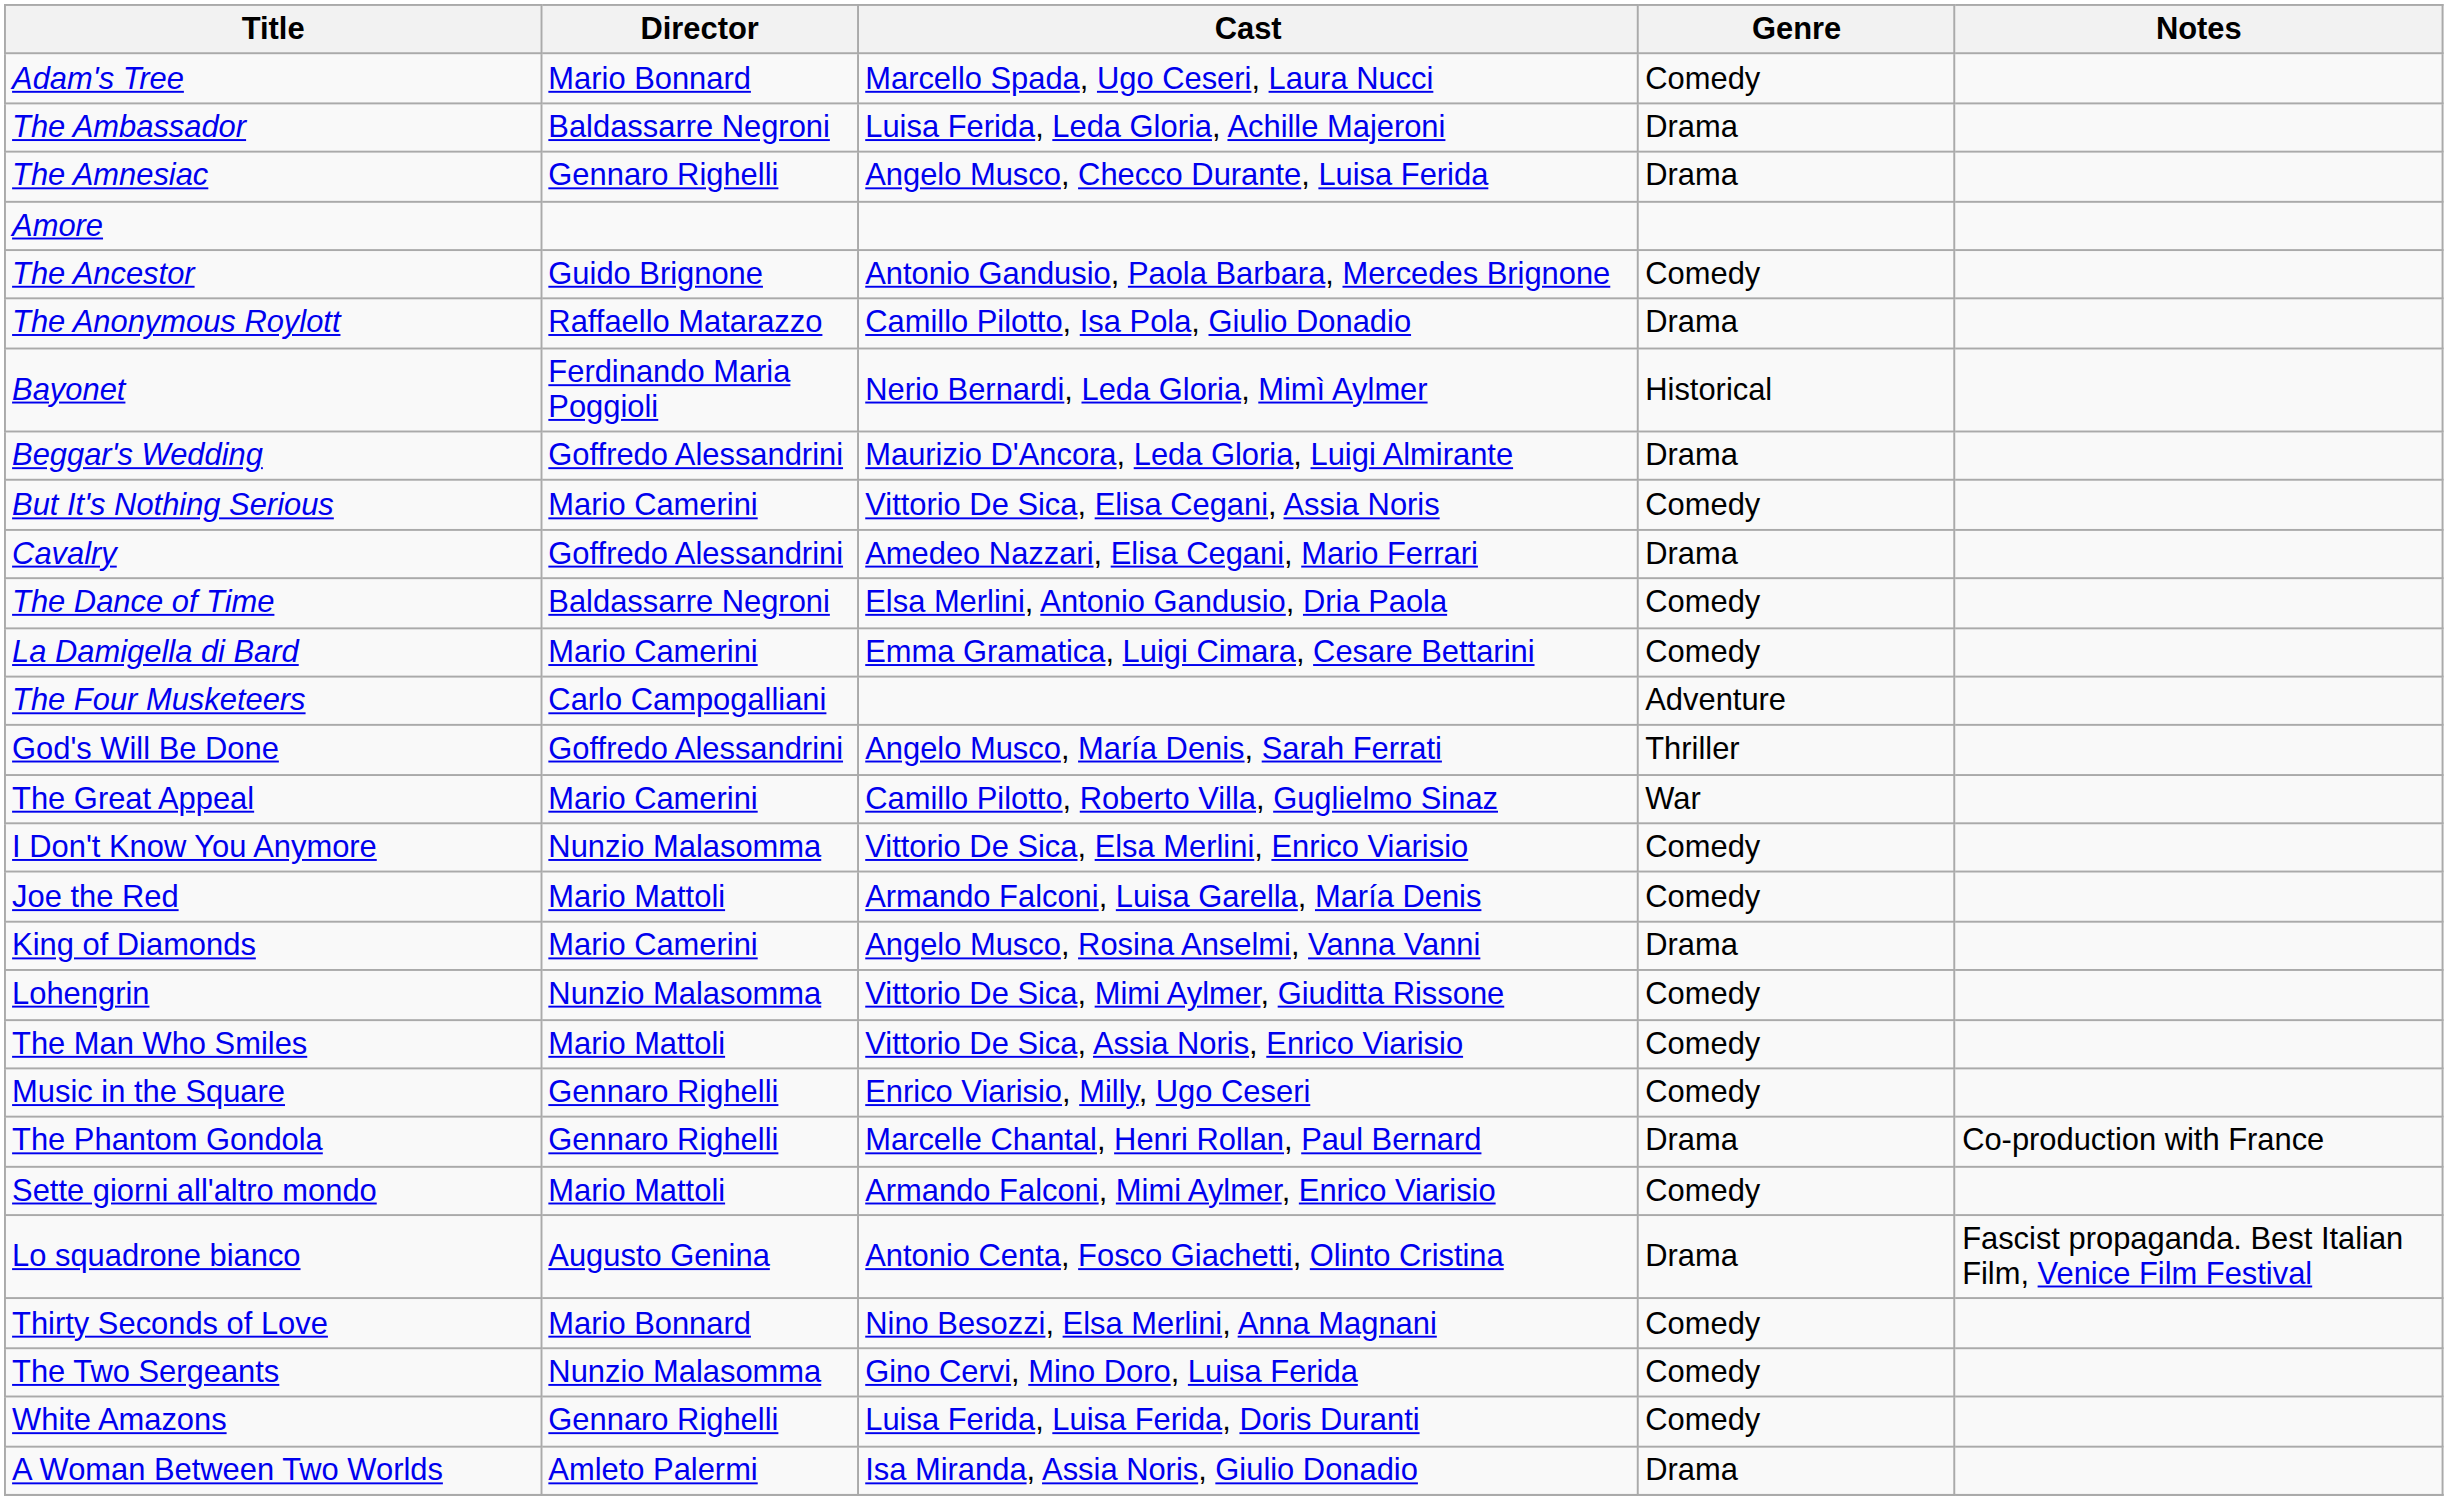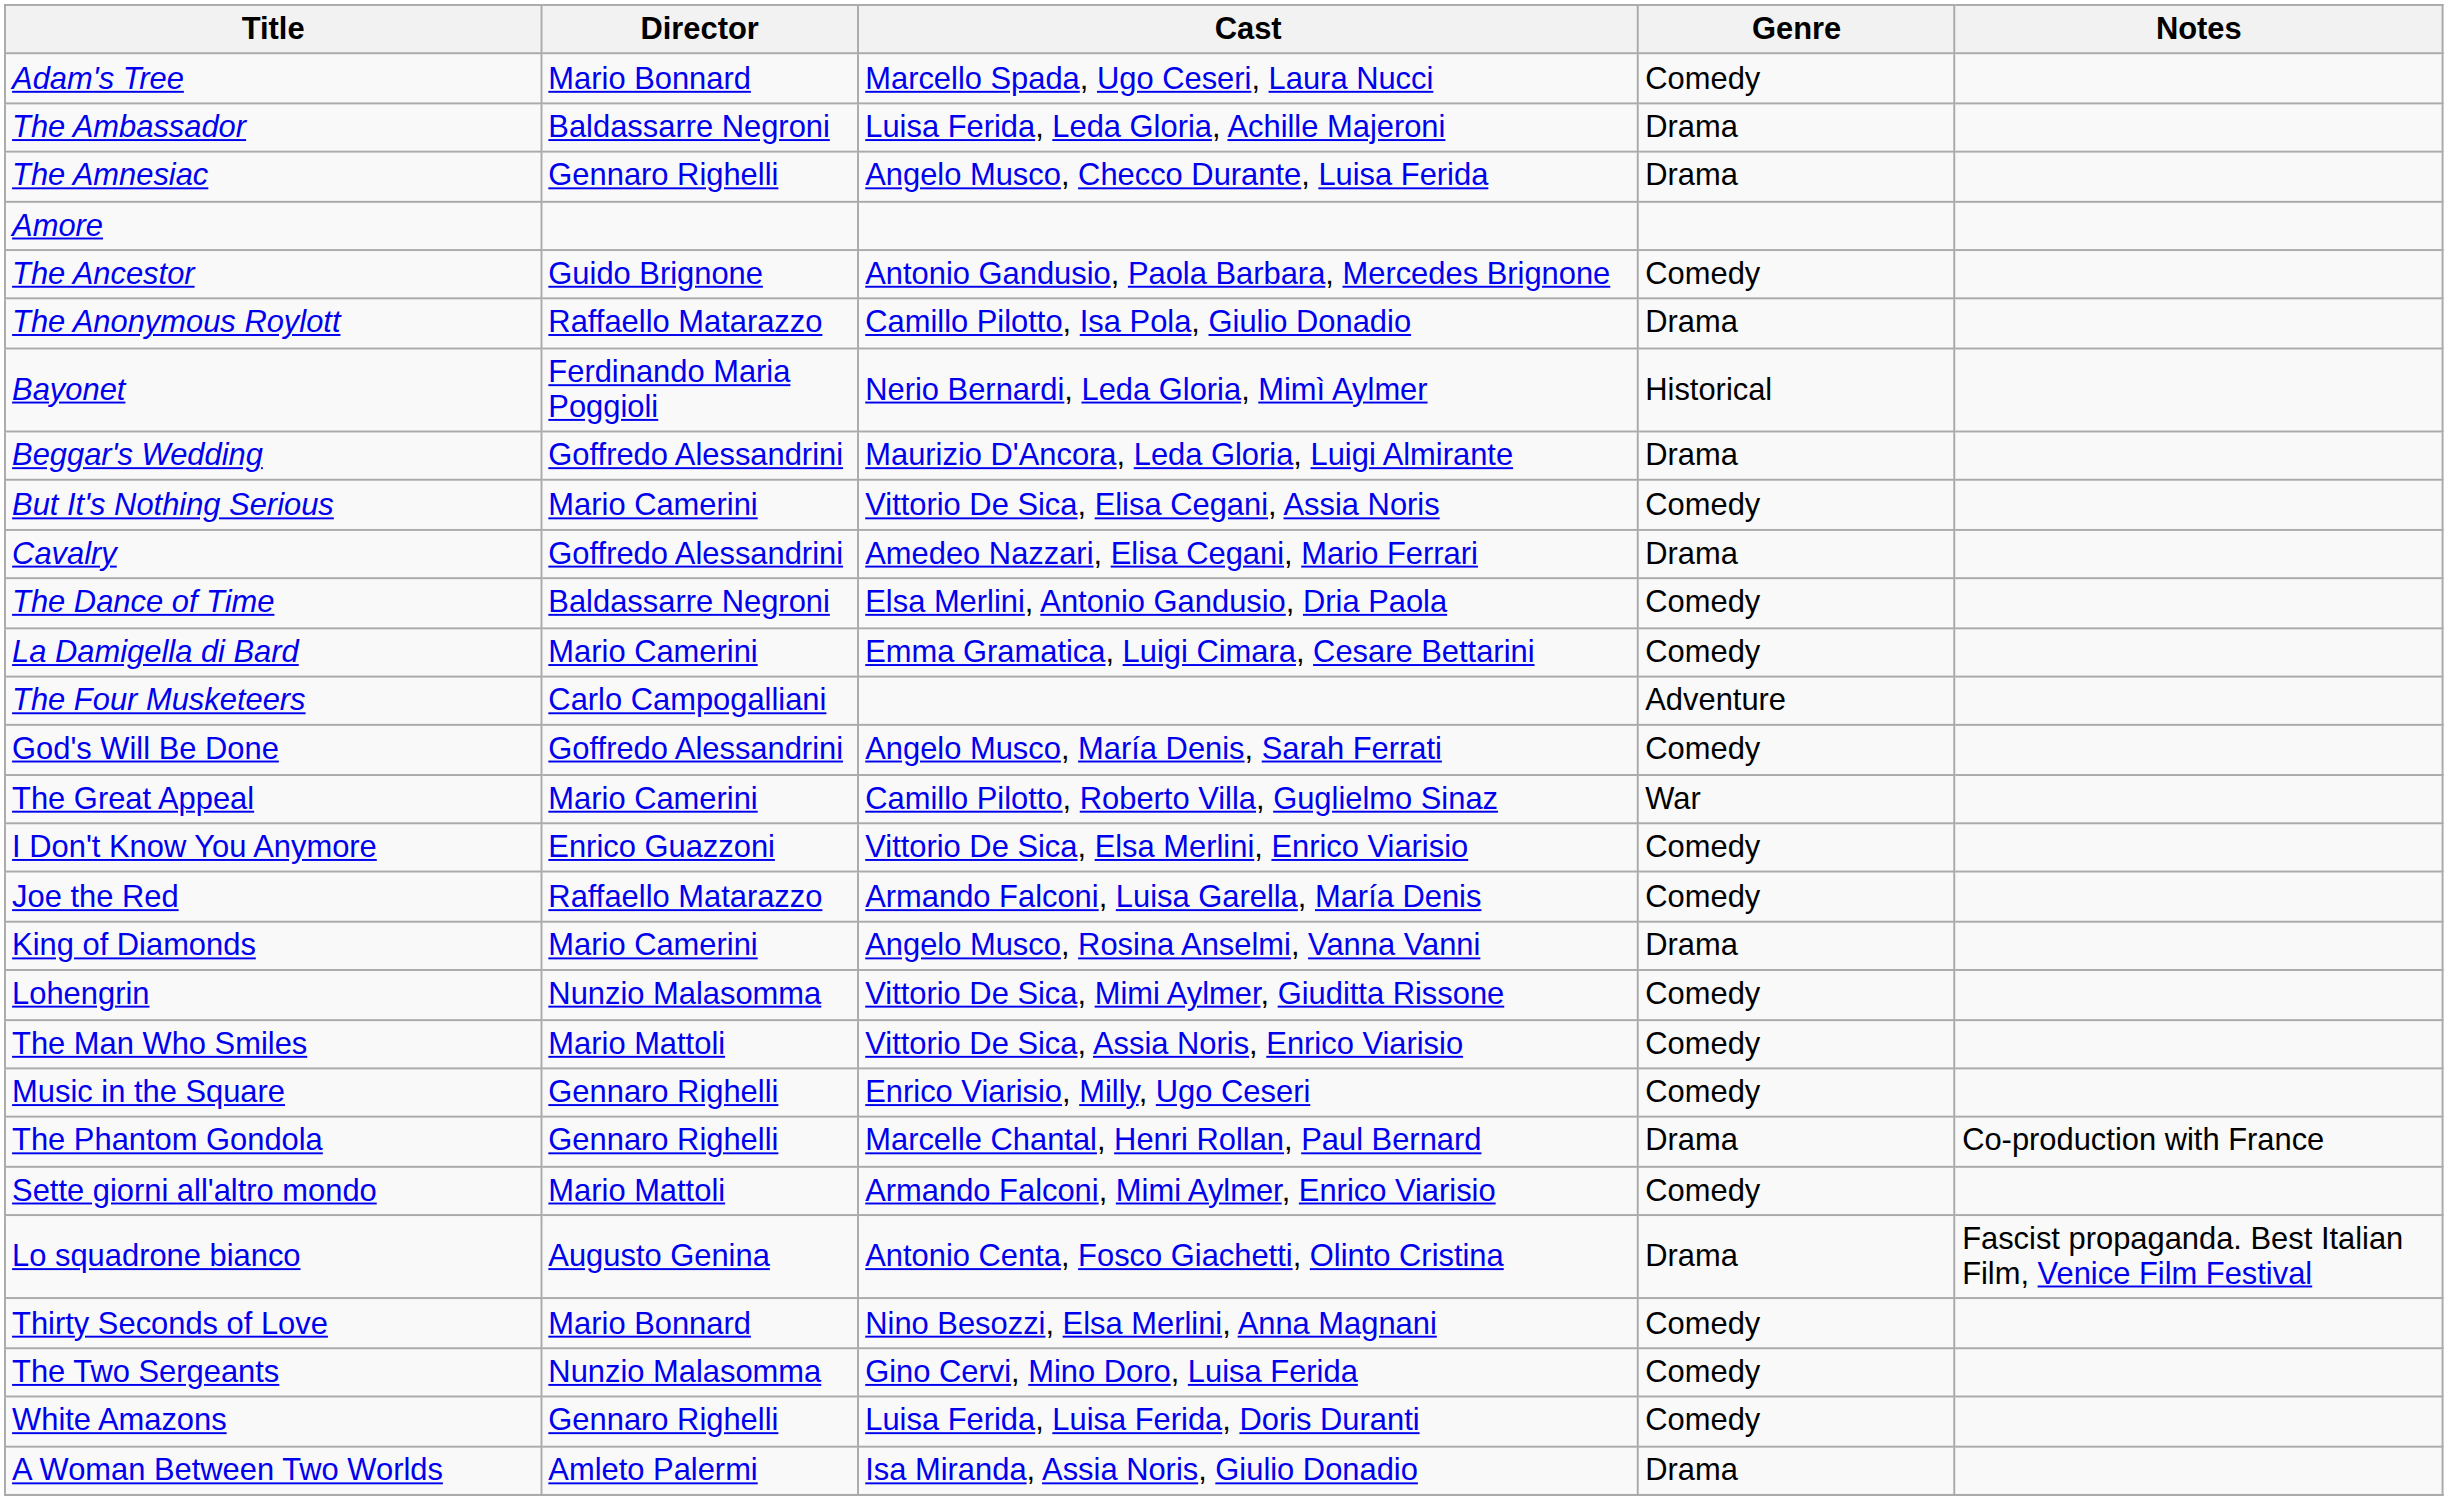(1692, 749) Thriller -> (1703, 749) Comedy
(685, 847) Nunzio Malasomma -> (662, 847) Enrico Guazzoni
(637, 896) Mario Mattoli -> (685, 896) Raffaello Matarazzo
